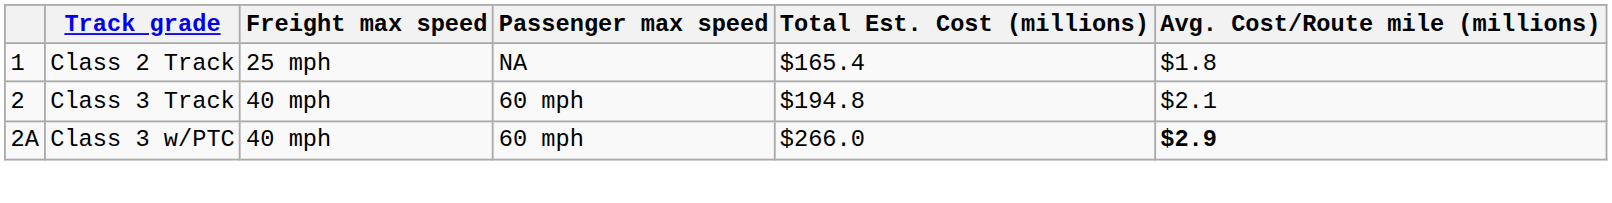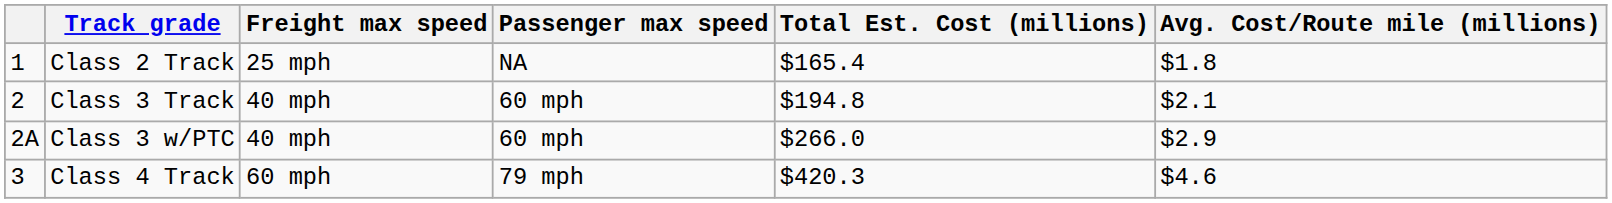(1189, 140) bold -> (1189, 140) normal
+ row: (143, 178)
